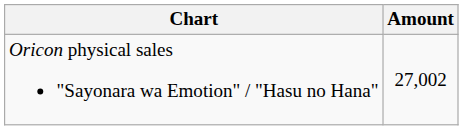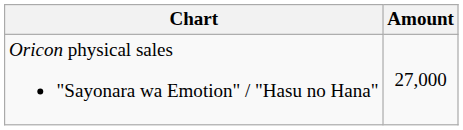(421, 79) 27,002 -> (421, 79) 27,000
